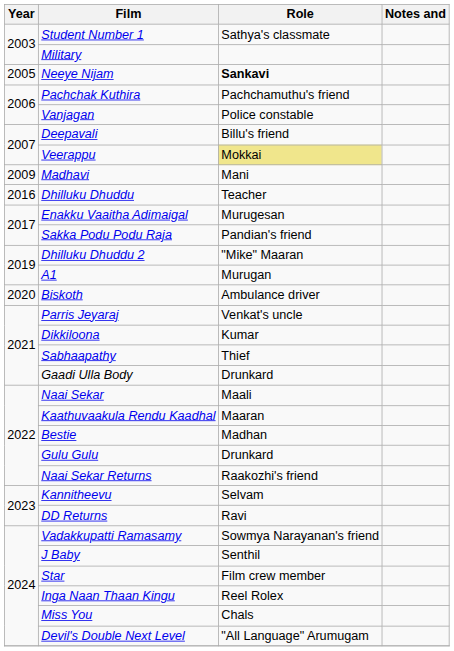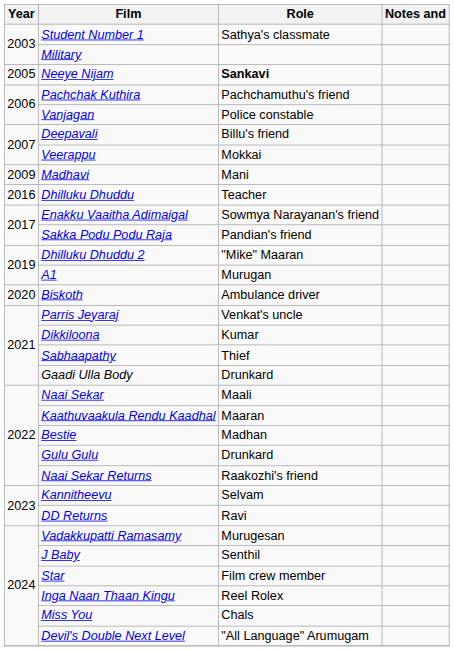(241, 154) khaki background -> (241, 154) no background
(253, 214) Murugesan -> (300, 214) Sowmya Narayanan's friend
(300, 535) Sowmya Narayanan's friend -> (253, 535) Murugesan
